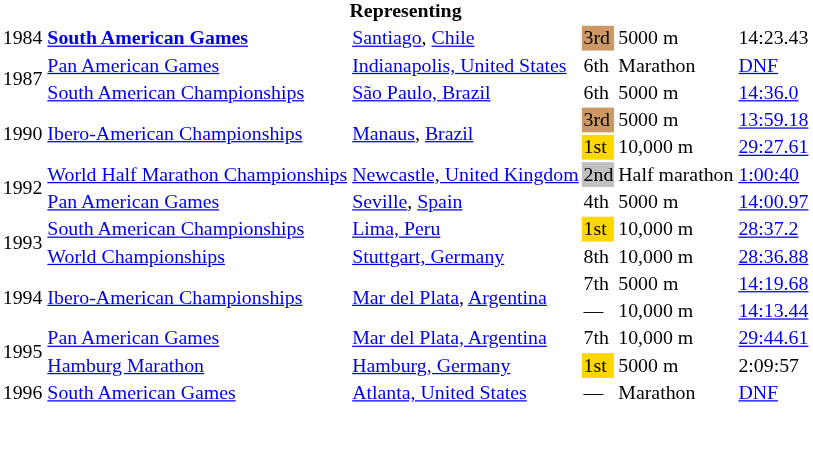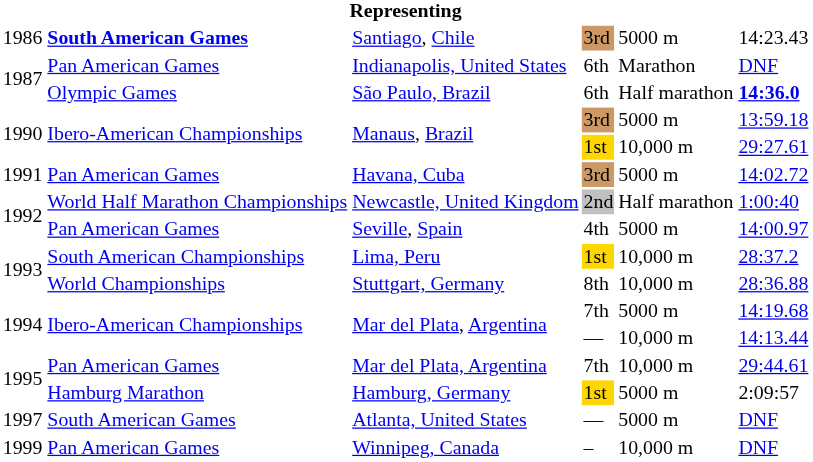(23, 38) 1984 -> (23, 38) 1986
(176, 92) South American Championships -> (112, 92) Olympic Games
(648, 92) 5000 m -> (676, 92) Half marathon
(768, 92) normal -> (769, 92) bold
+ row: (408, 174)
(23, 392) 1996 -> (23, 419) 1997
(657, 392) Marathon -> (648, 419) 5000 m
+ row: (426, 447)
